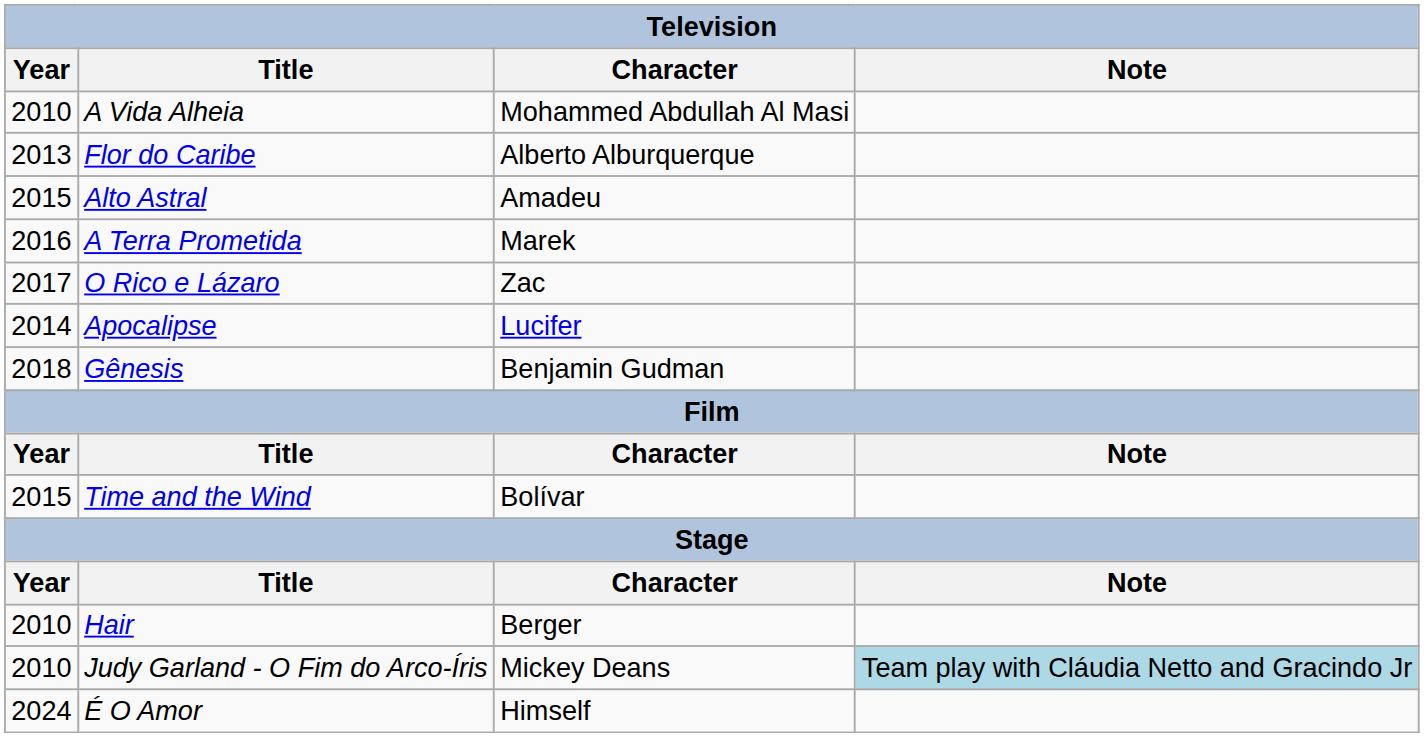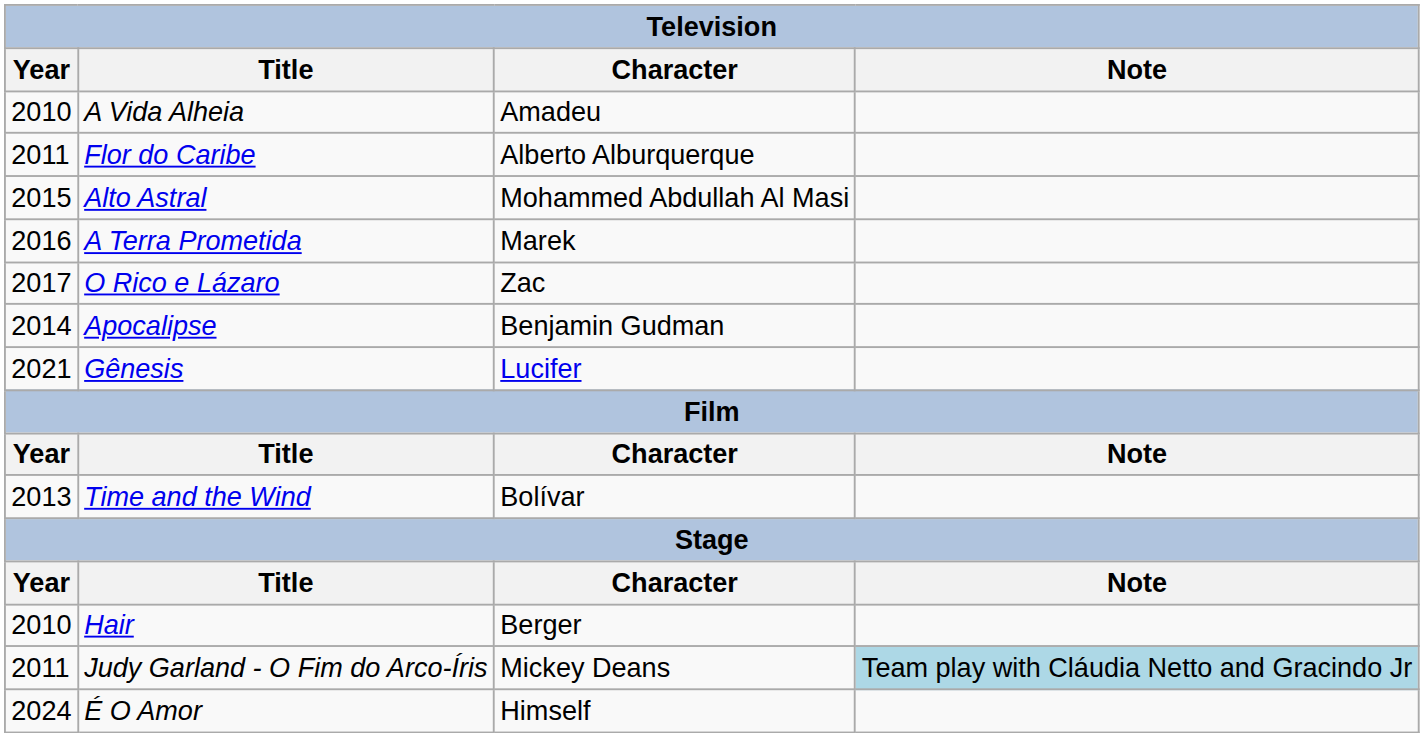(675, 112) Mohammed Abdullah Al Masi -> (551, 112) Amadeu
(41, 155) 2013 -> (40, 155) 2011
(551, 198) Amadeu -> (675, 198) Mohammed Abdullah Al Masi
(541, 326) Lucifer -> (612, 326) Benjamin Gudman
(41, 369) 2018 -> (41, 369) 2021
(612, 369) Benjamin Gudman -> (541, 369) Lucifer
(41, 497) 2015 -> (41, 497) 2013
(41, 668) 2010 -> (40, 668) 2011
